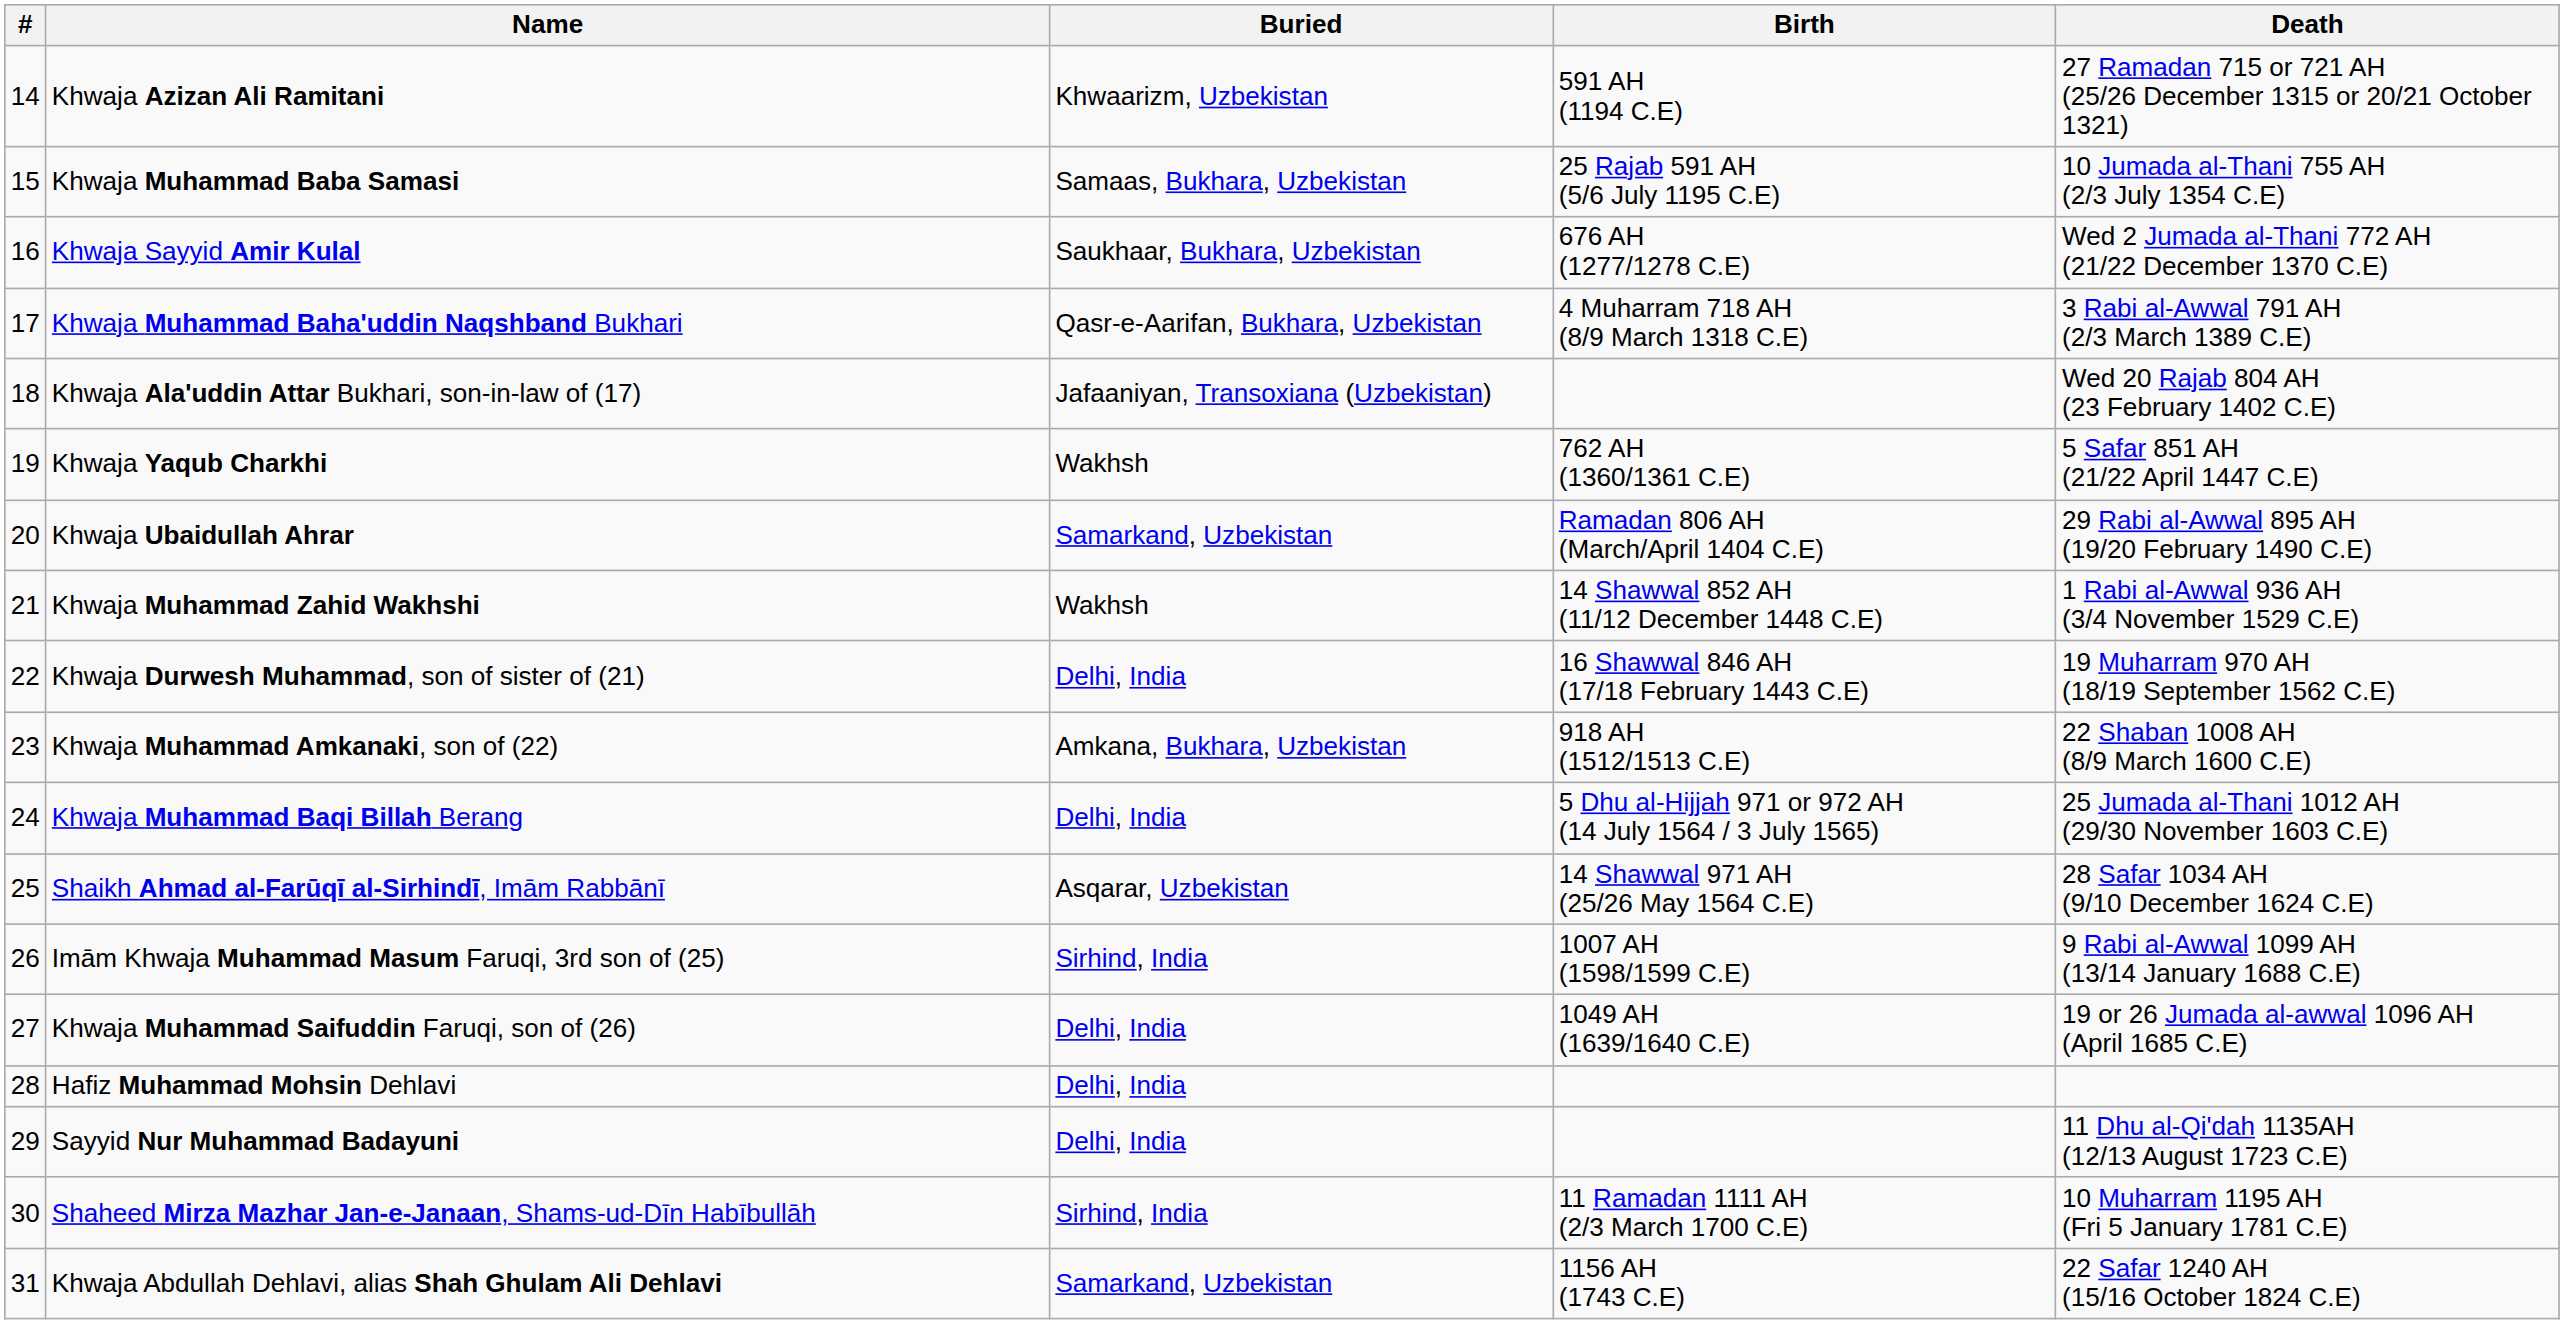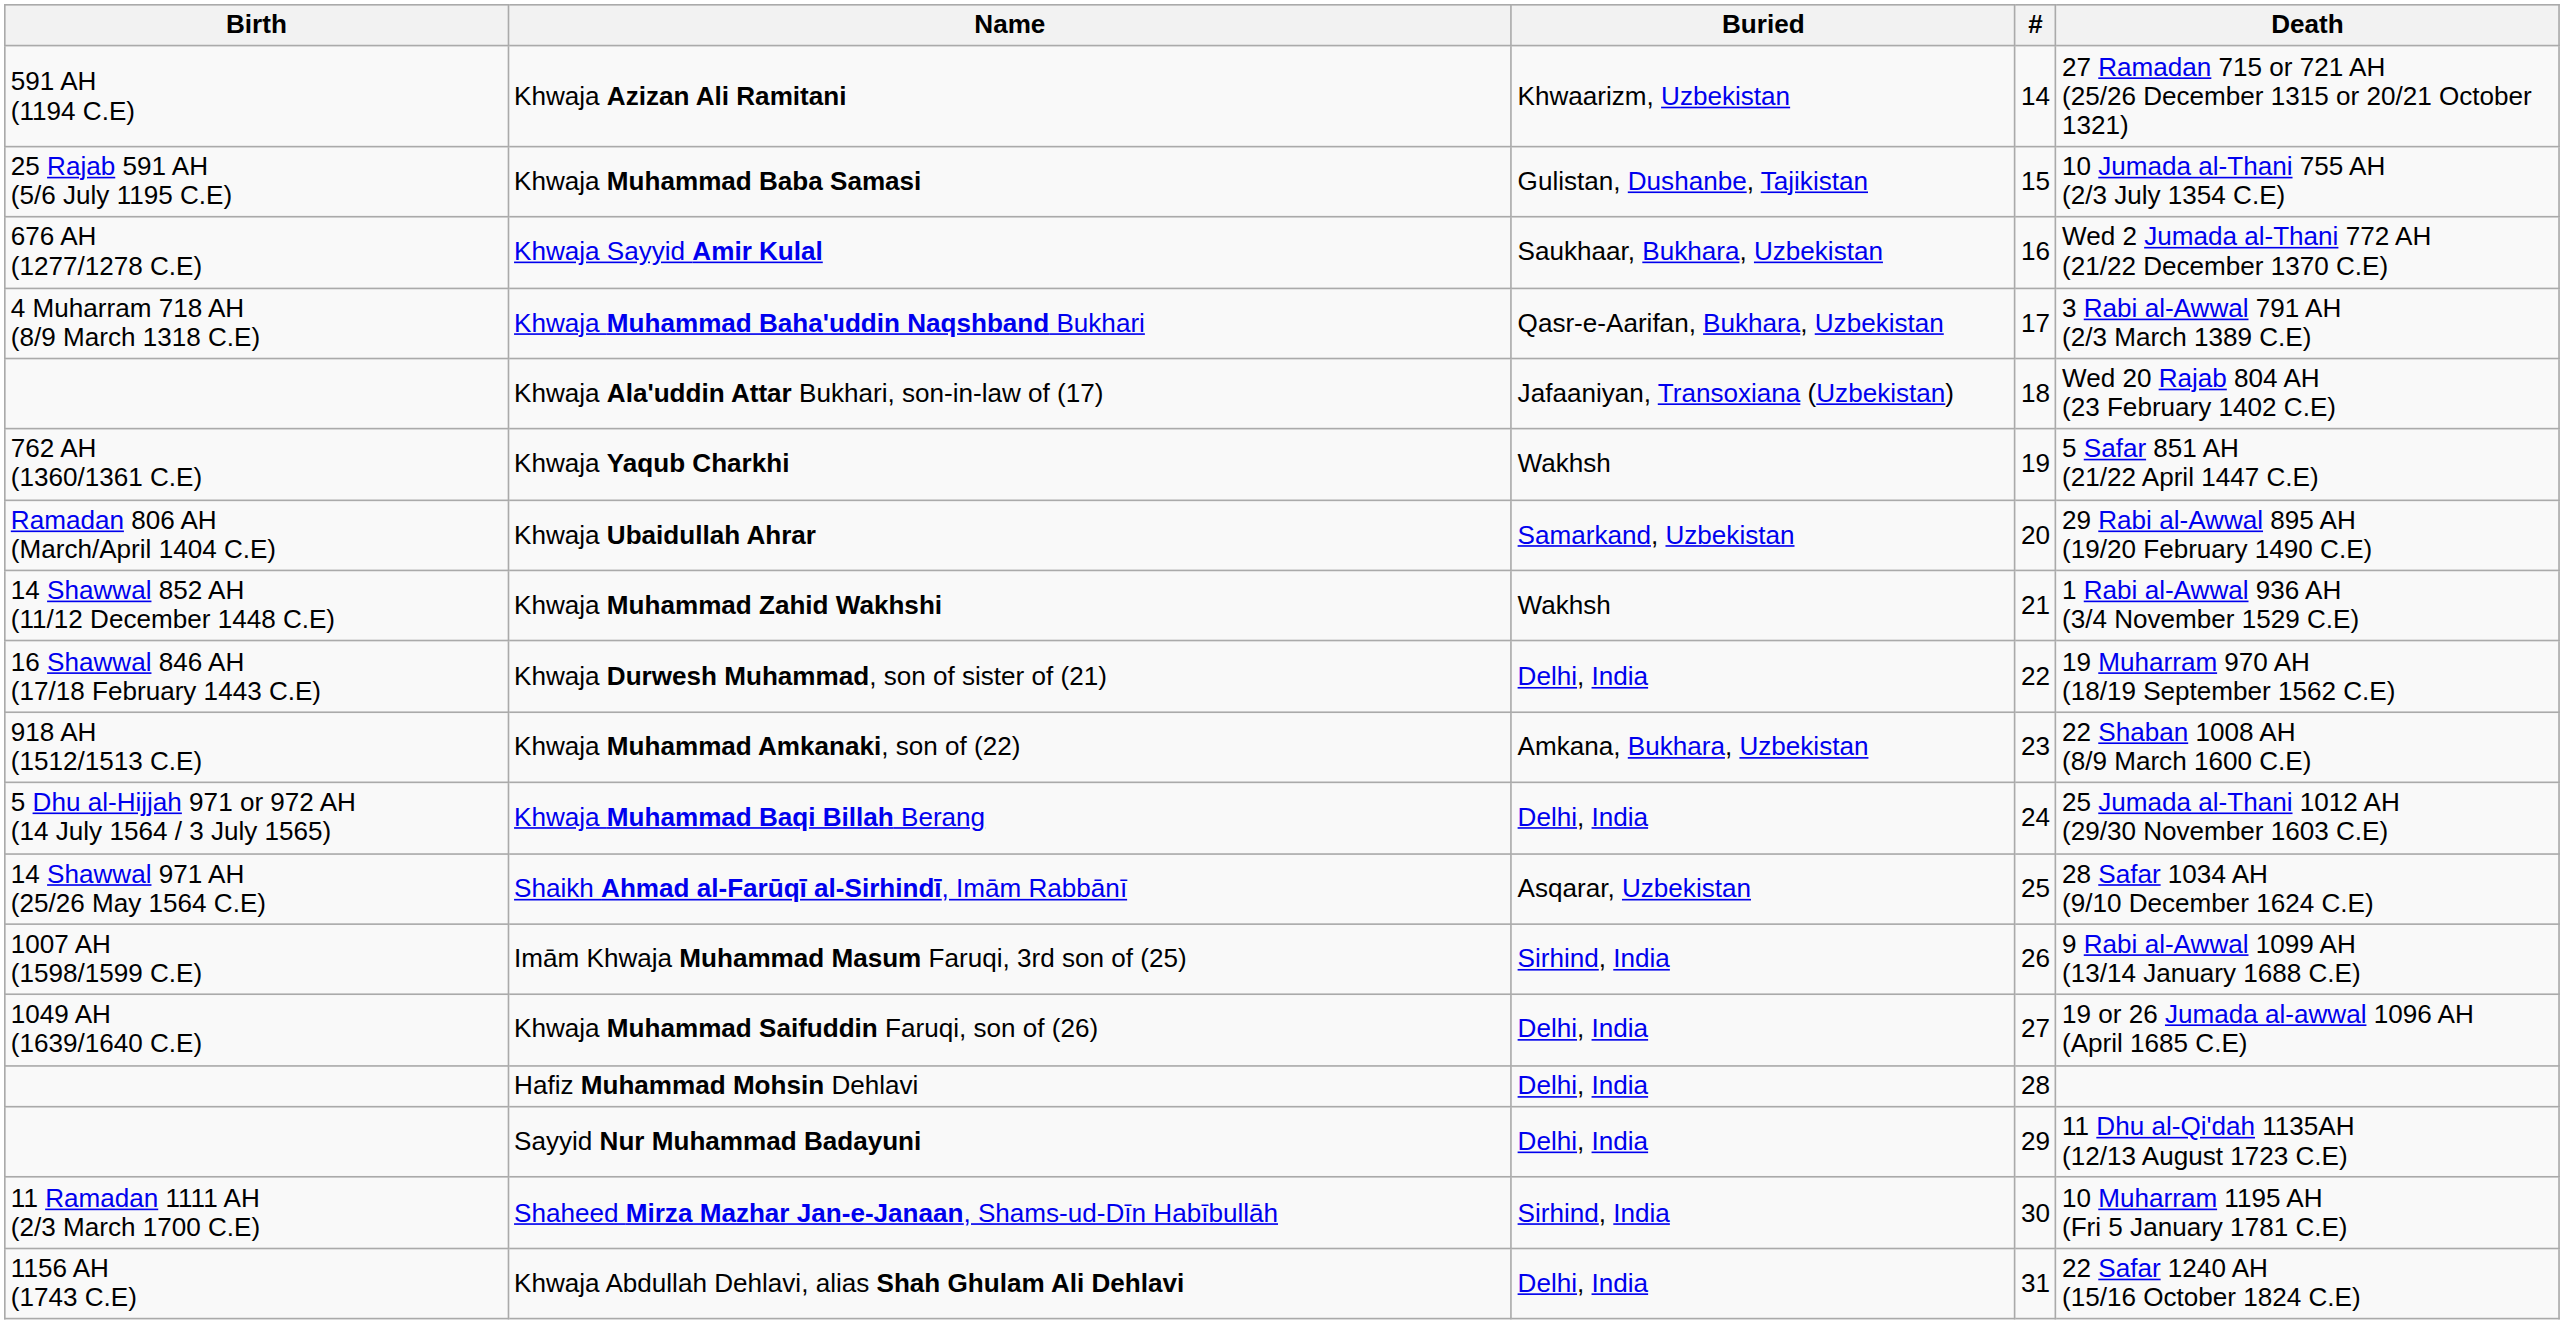columns swapped: (25, 25) <-> (1804, 25)
(1231, 181) Samaas, Bukhara, Uzbekistan -> (1693, 181) Gulistan, Dushanbe, Tajikistan
(1194, 1283) Samarkand, Uzbekistan -> (1583, 1283) Delhi, India
